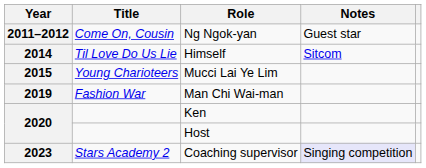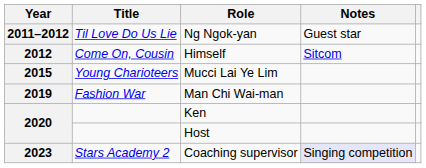(124, 34) Come On, Cousin -> (126, 34) Til Love Do Us Lie
(38, 53) 2014 -> (38, 53) 2012
(126, 53) Til Love Do Us Lie -> (124, 53) Come On, Cousin
